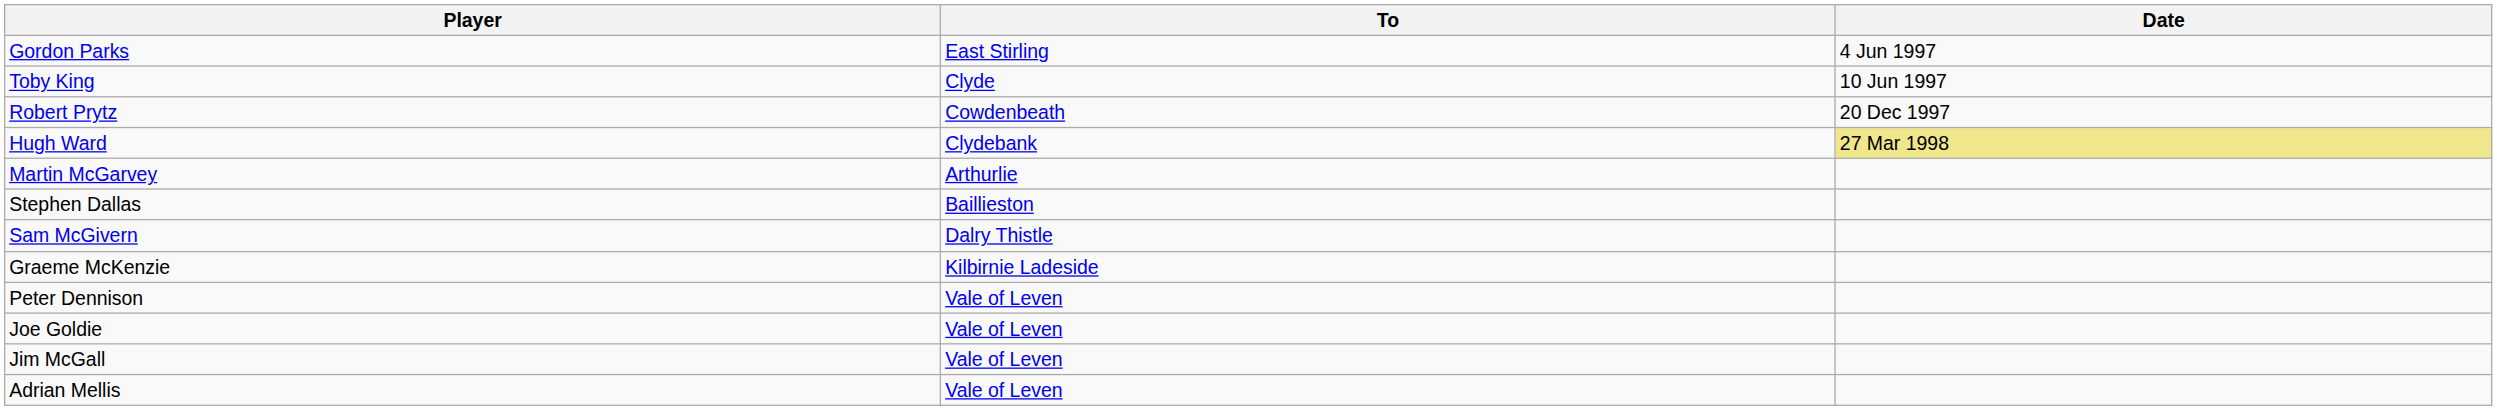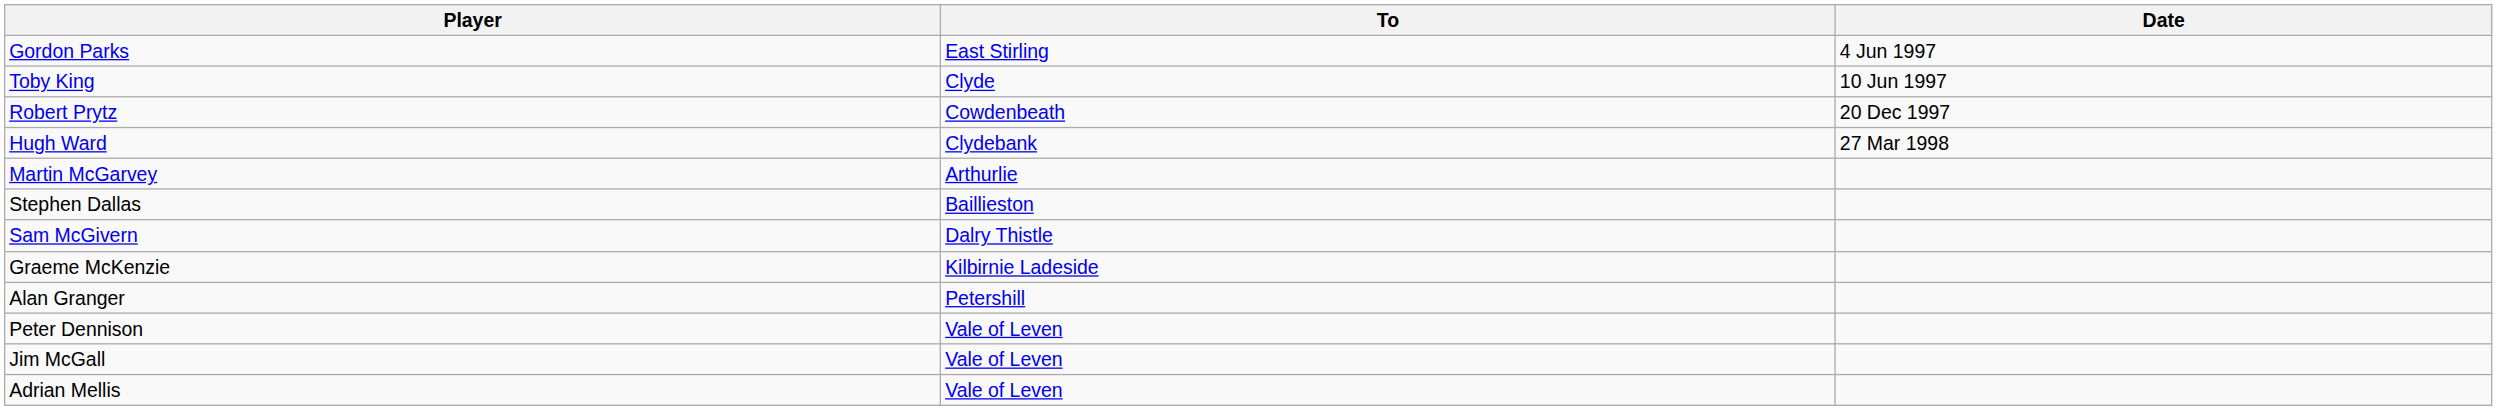(1894, 143) khaki background -> (1894, 143) no background
+ row: (67, 297)
- row: (56, 328)
